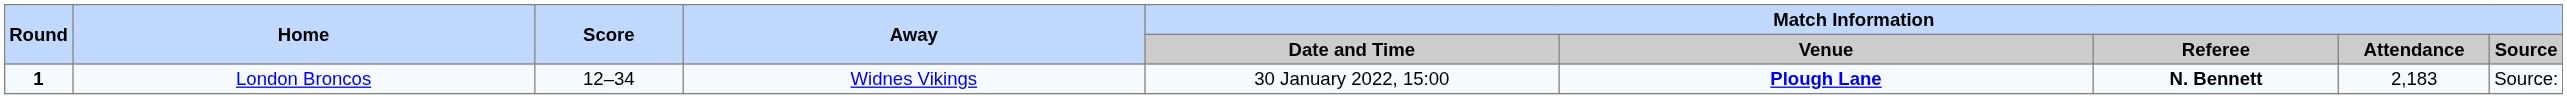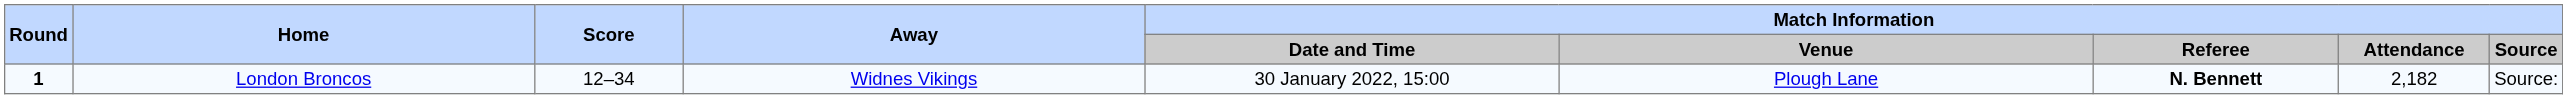(1826, 79) bold -> (1826, 79) normal
(2414, 79) 2,183 -> (2414, 79) 2,182
